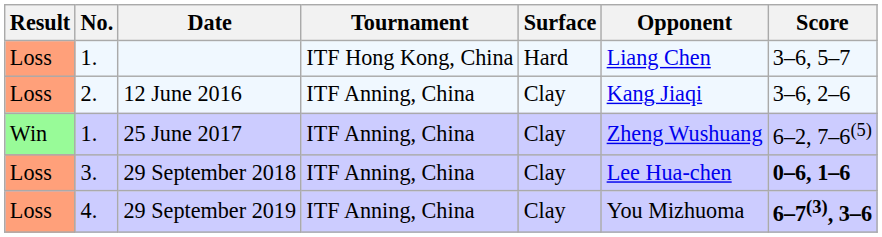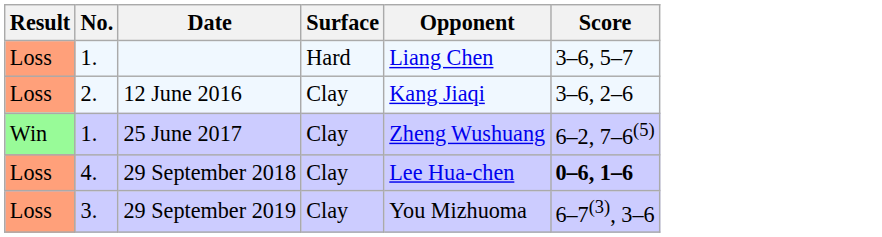- column: (410, 22)
(89, 172) 3. -> (89, 172) 4.
(89, 211) 4. -> (89, 211) 3.
(822, 211) bold -> (605, 211) normal
